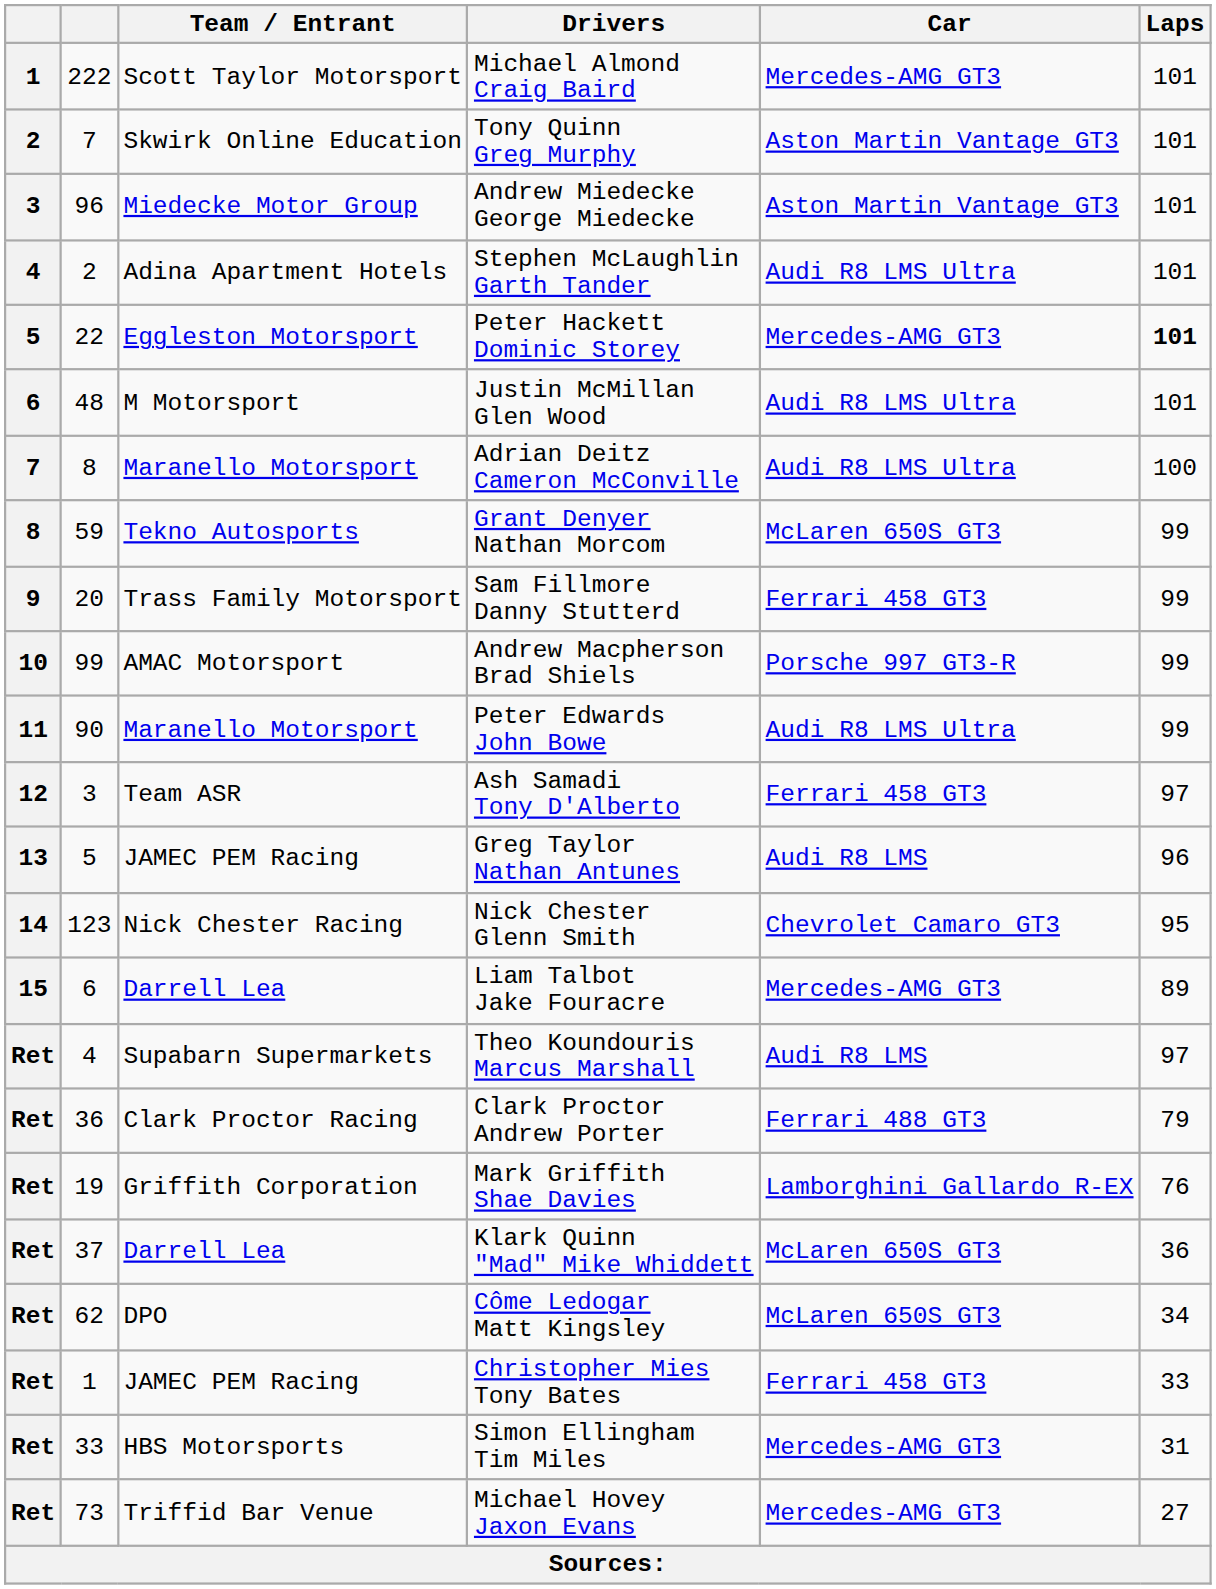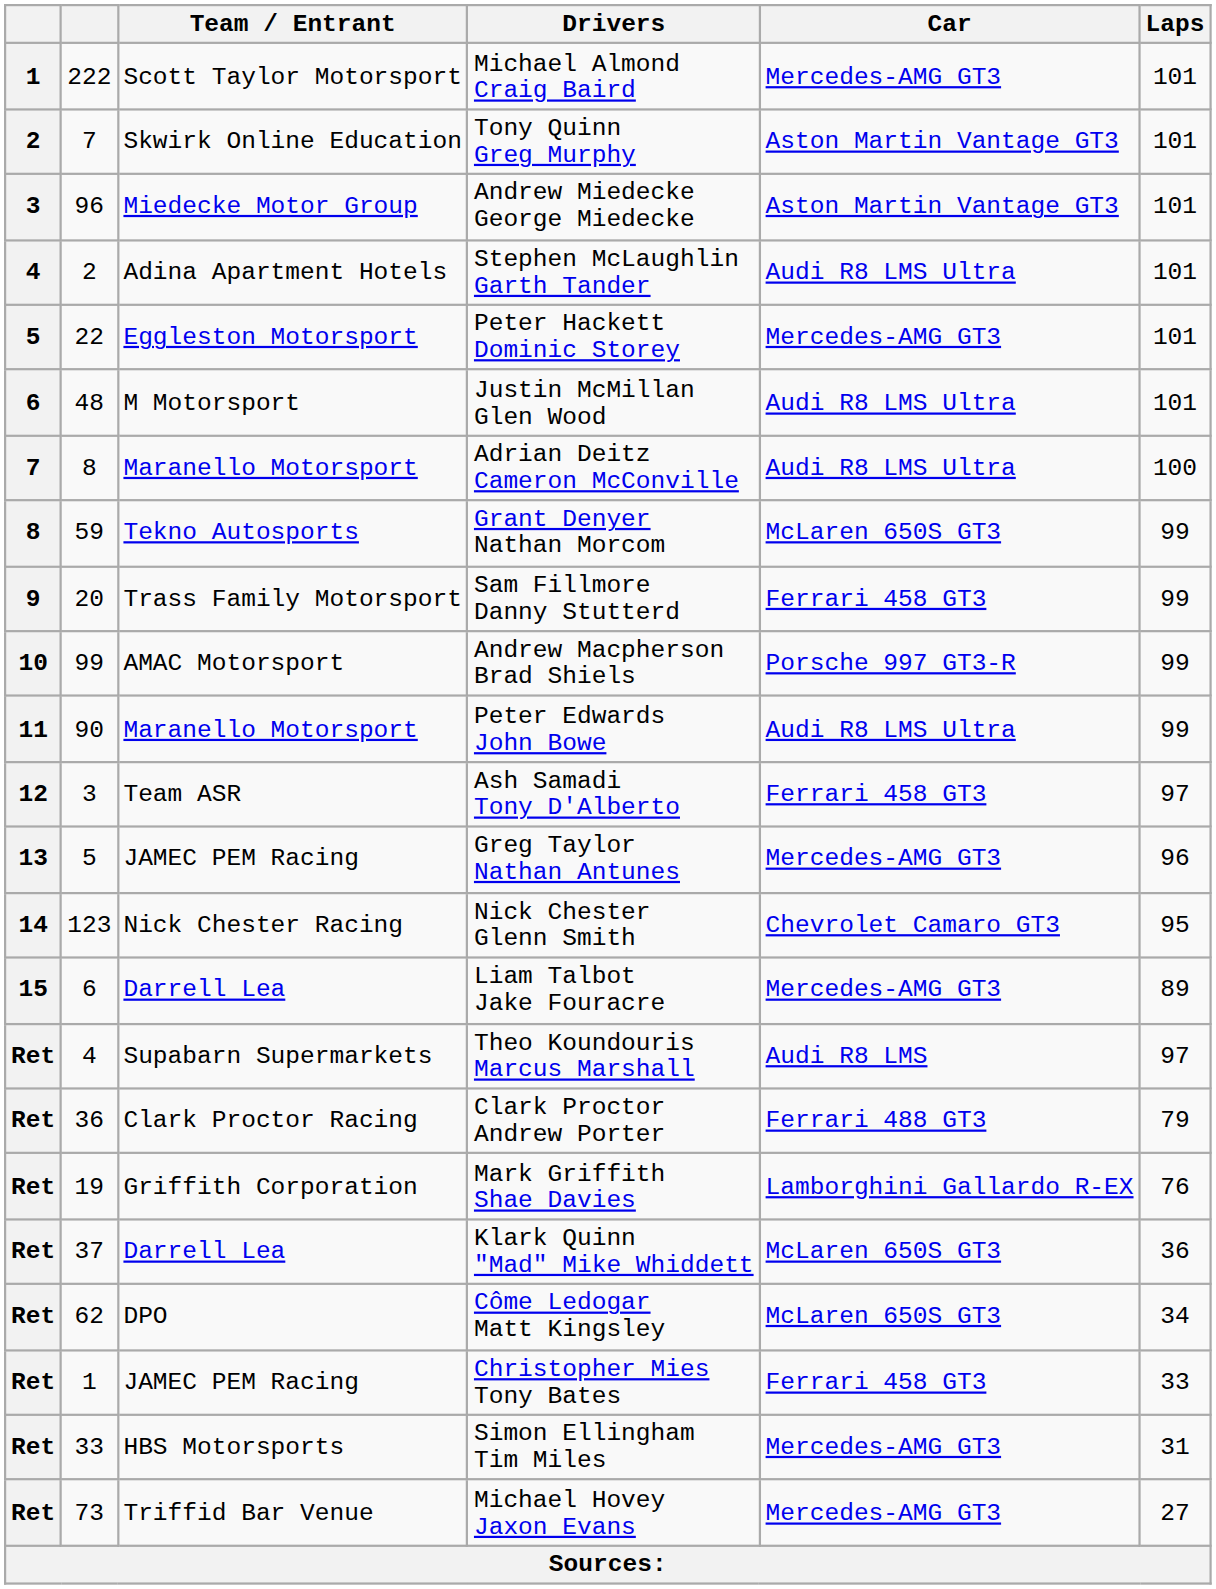(1175, 338) bold -> (1175, 338) normal
(847, 860) Audi R8 LMS -> (883, 860) Mercedes-AMG GT3
